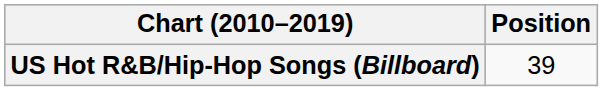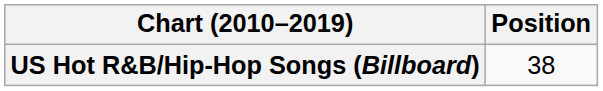(541, 64) 39 -> (541, 64) 38
